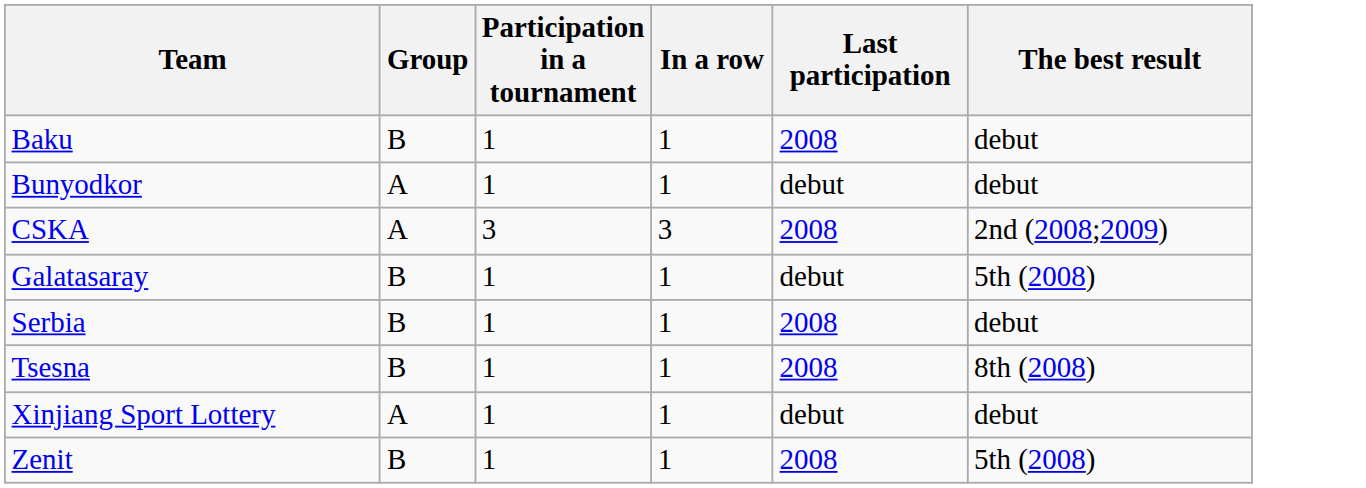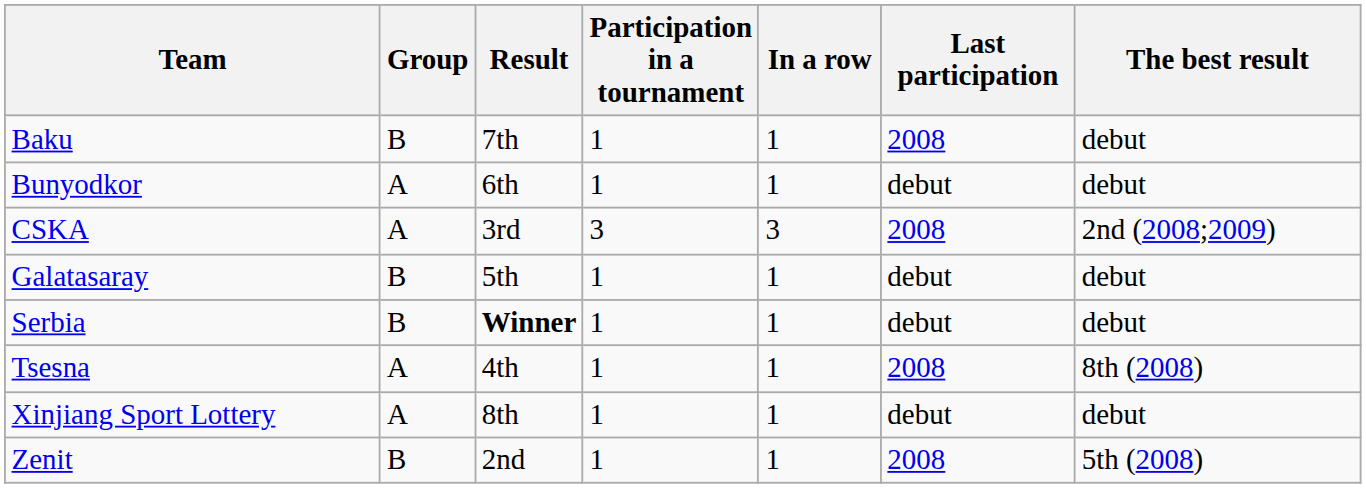+ column: (529, 60)
(1035, 276) 5th (2008) -> (1114, 276) debut
(809, 322) 2008 -> (920, 322) debut
(397, 368) B -> (397, 368) A
